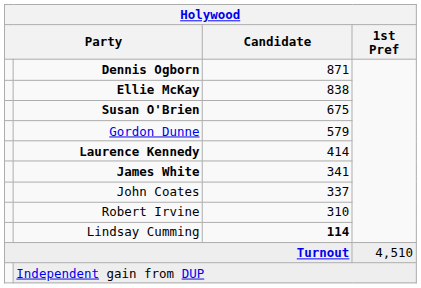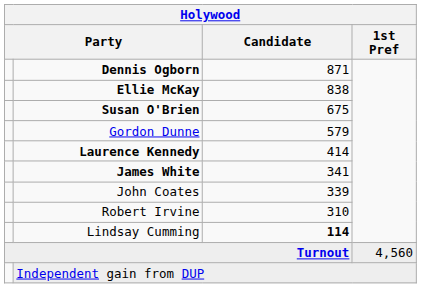(338, 192) 337 -> (338, 192) 339
(394, 253) 4,510 -> (394, 253) 4,560
